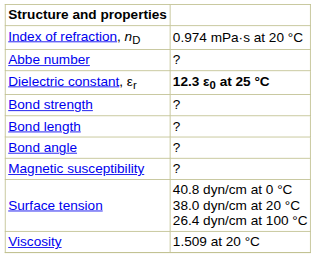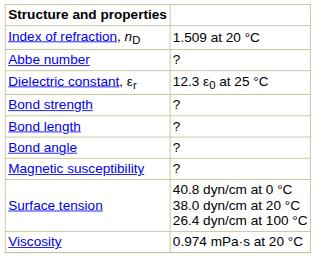(238, 37) 0.974 mPa·s at 20 °C -> (216, 37) 1.509 at 20 °C
(221, 83) bold -> (221, 83) normal
(216, 242) 1.509 at 20 °C -> (238, 242) 0.974 mPa·s at 20 °C
